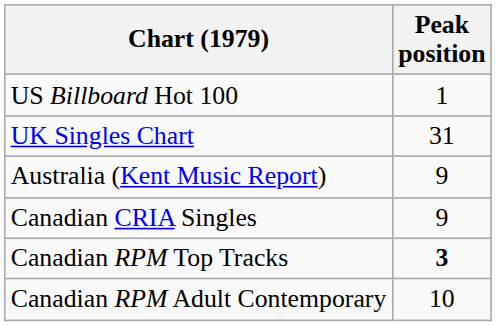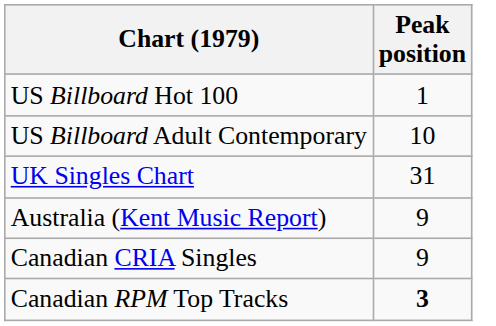+ row: (189, 135)
- row: (199, 299)
